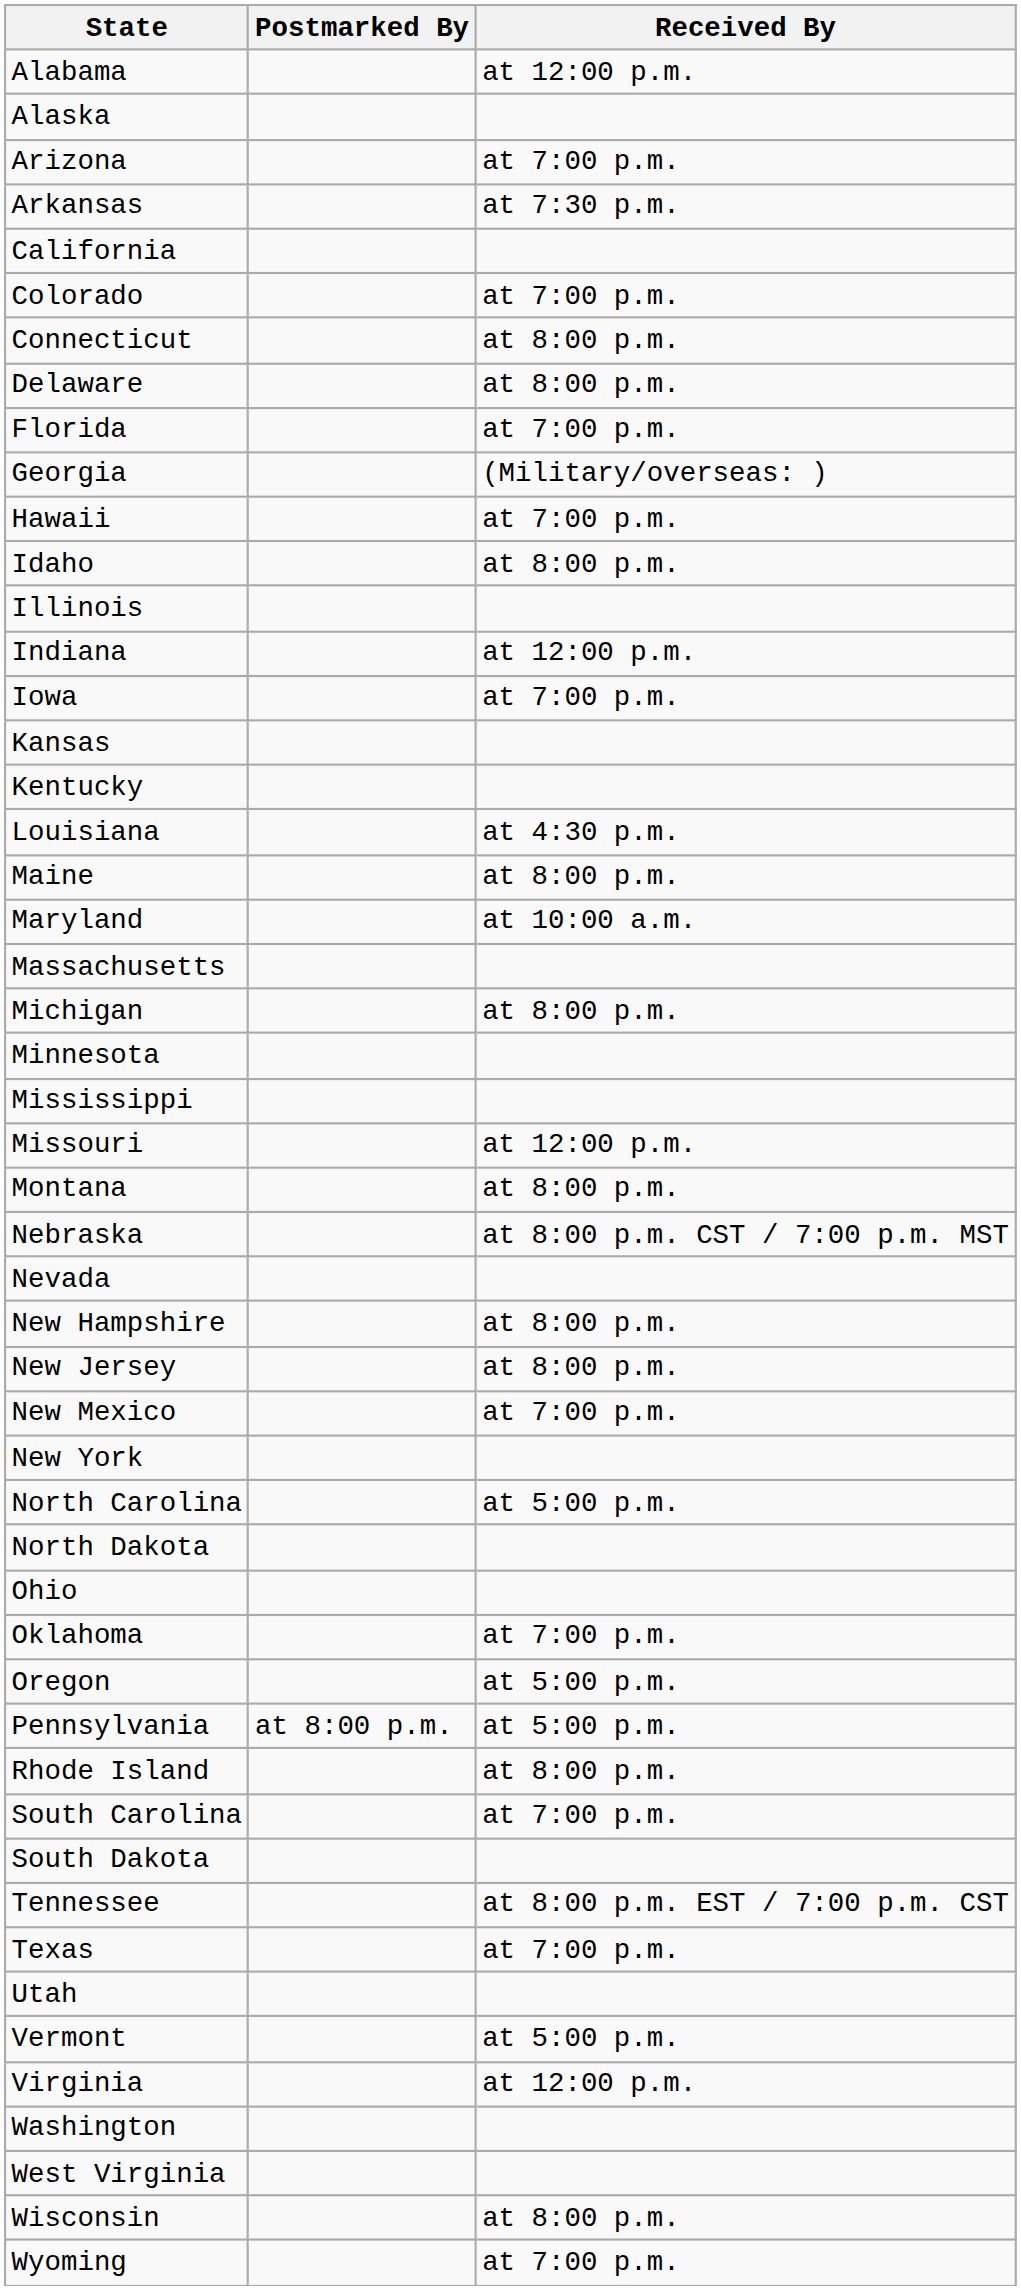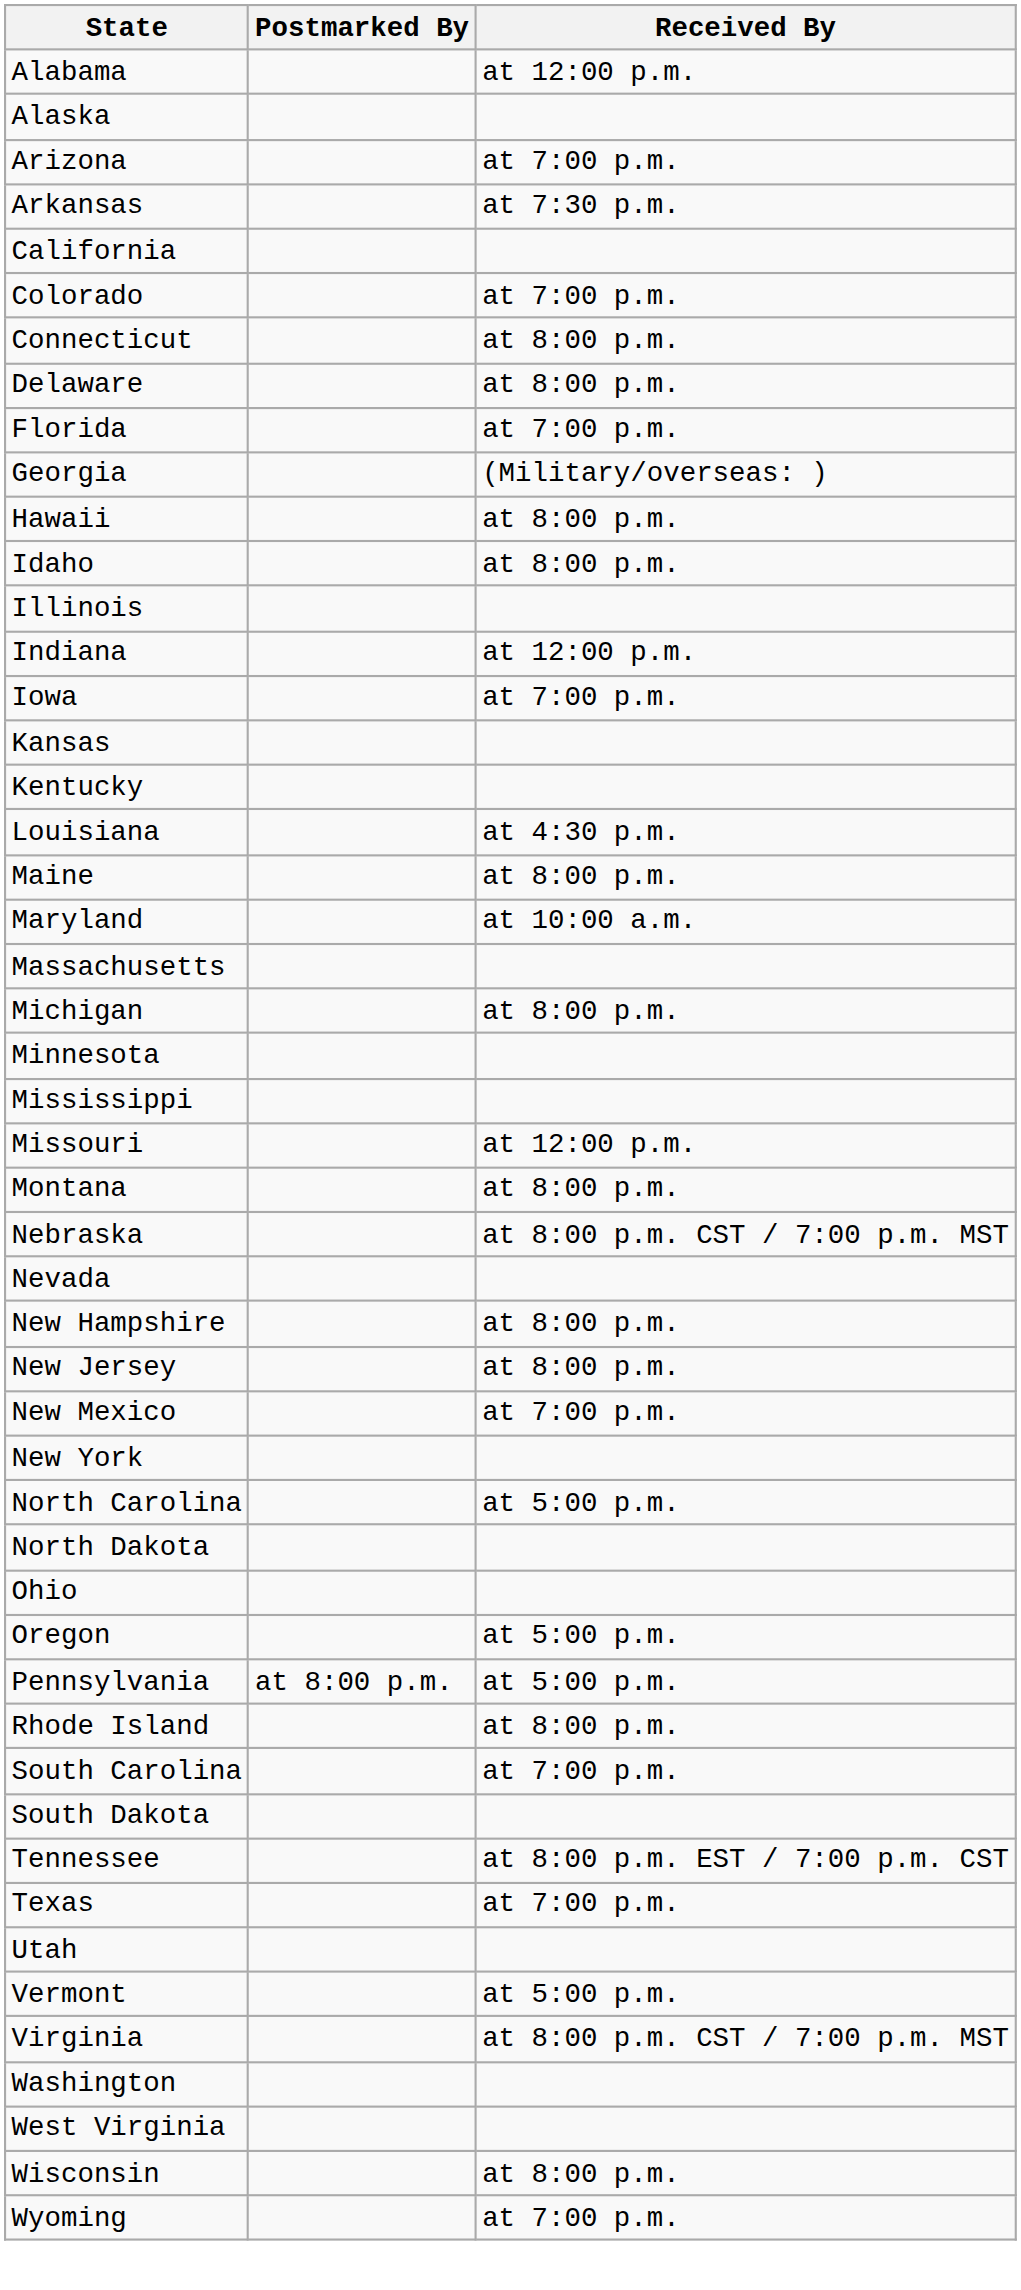(581, 519) at 7:00 p.m. -> (581, 519) at 8:00 p.m.
- row: (77, 1637)
(589, 2084) at 12:00 p.m. -> (746, 2039) at 8:00 p.m. CST / 7:00 p.m. MST
